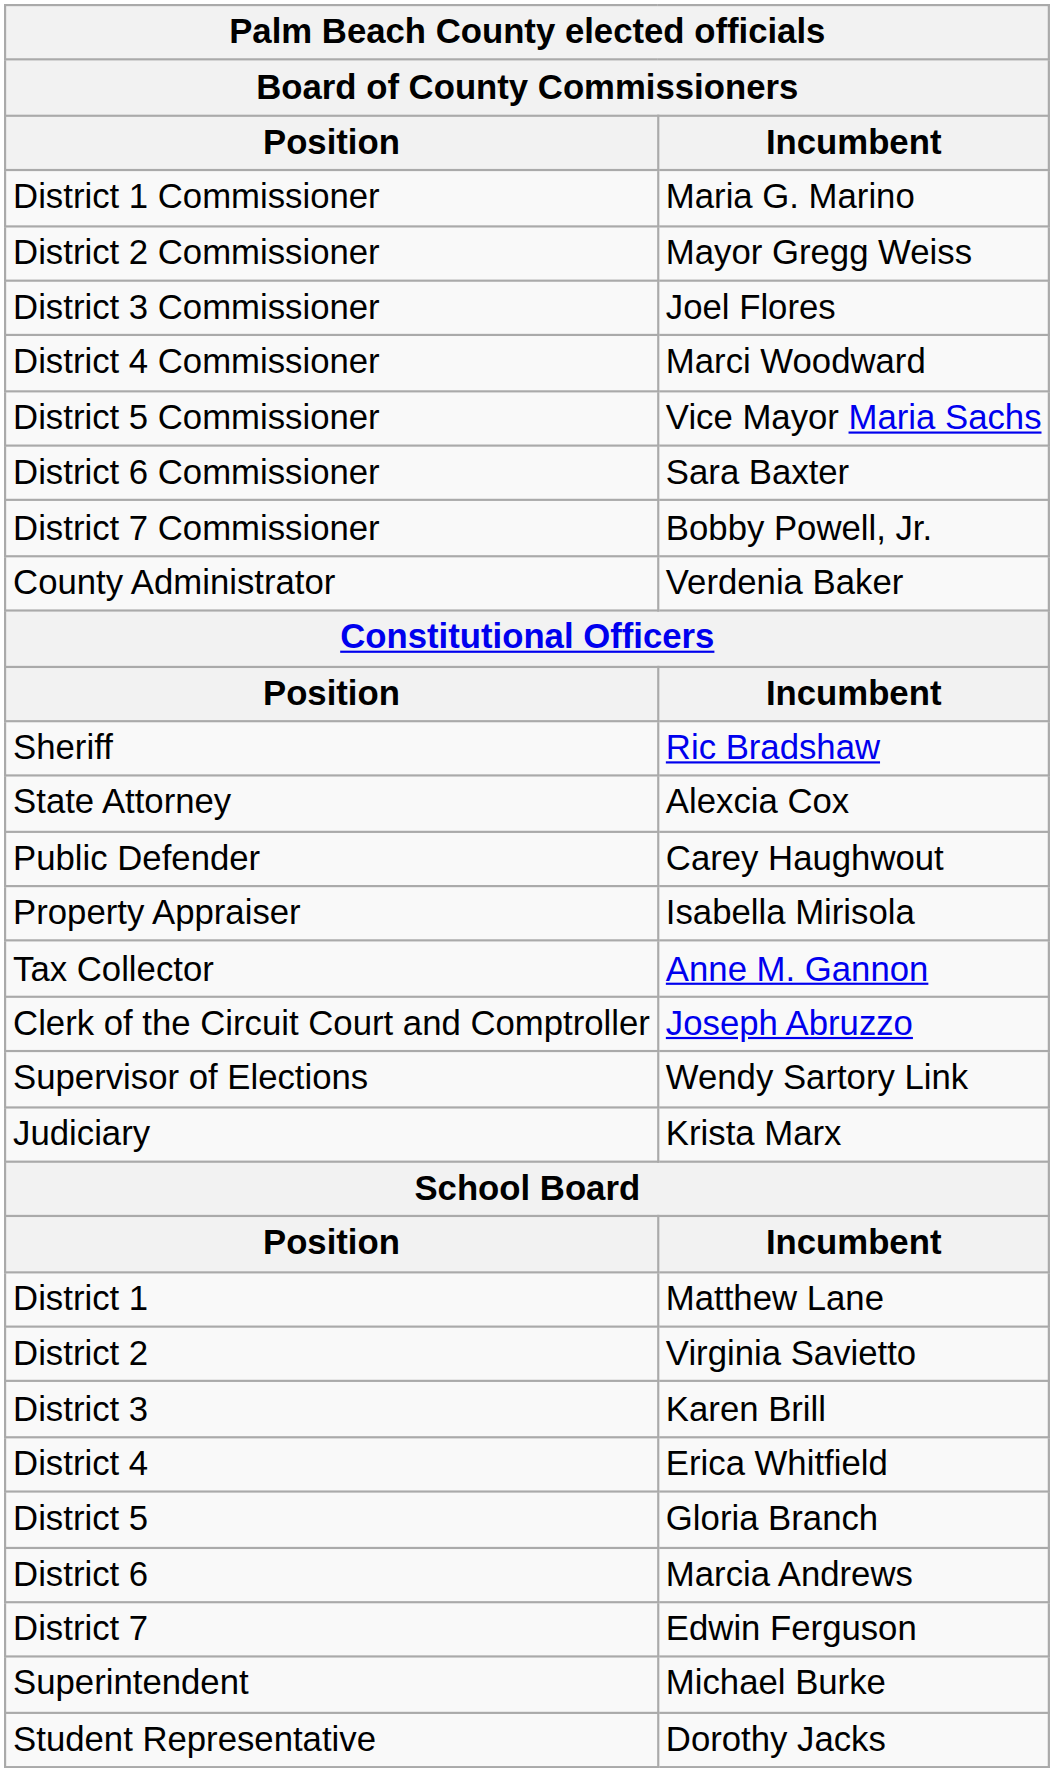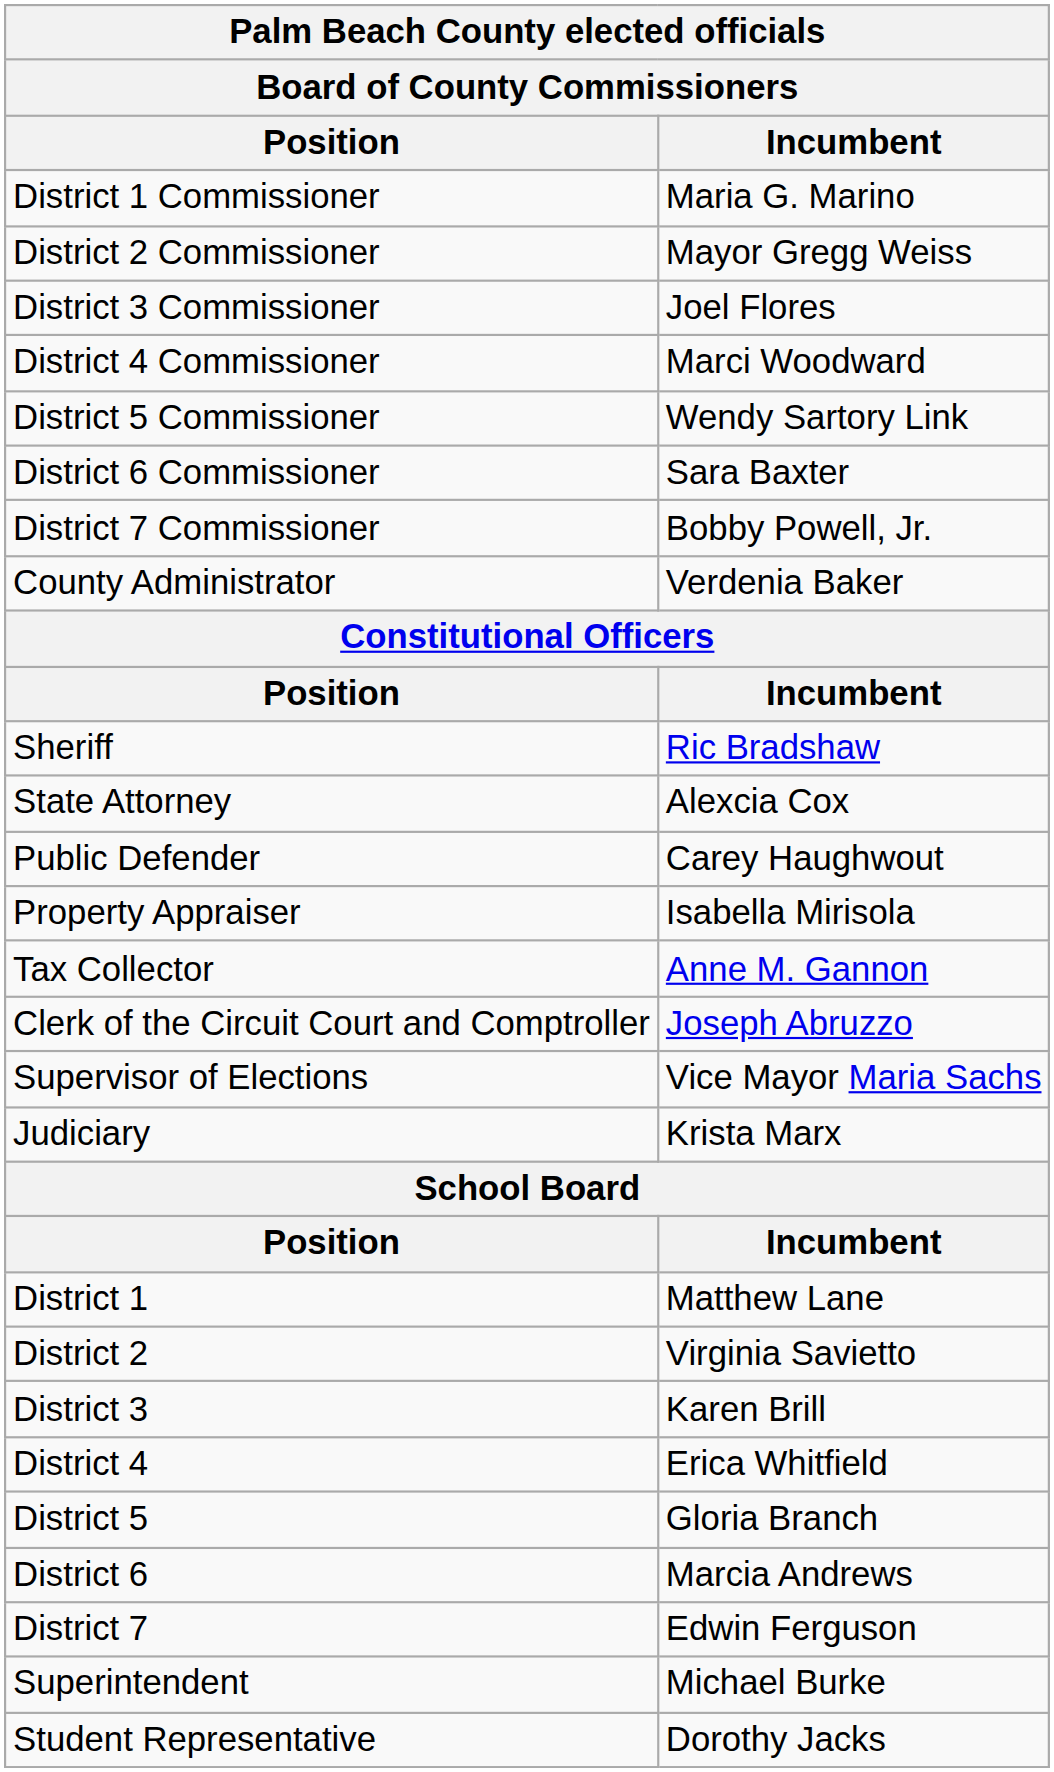(854, 417) Vice Mayor Maria Sachs -> (817, 417) Wendy Sartory Link
(817, 1078) Wendy Sartory Link -> (854, 1078) Vice Mayor Maria Sachs
